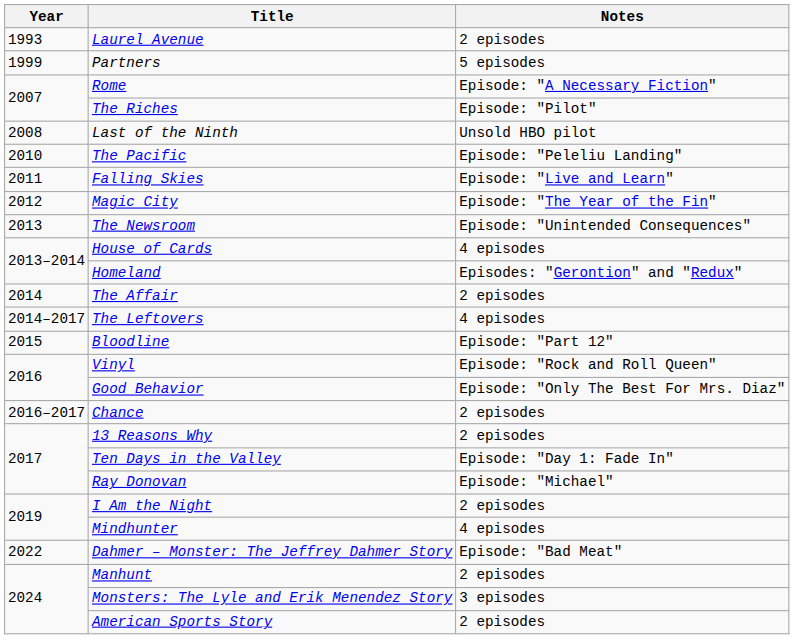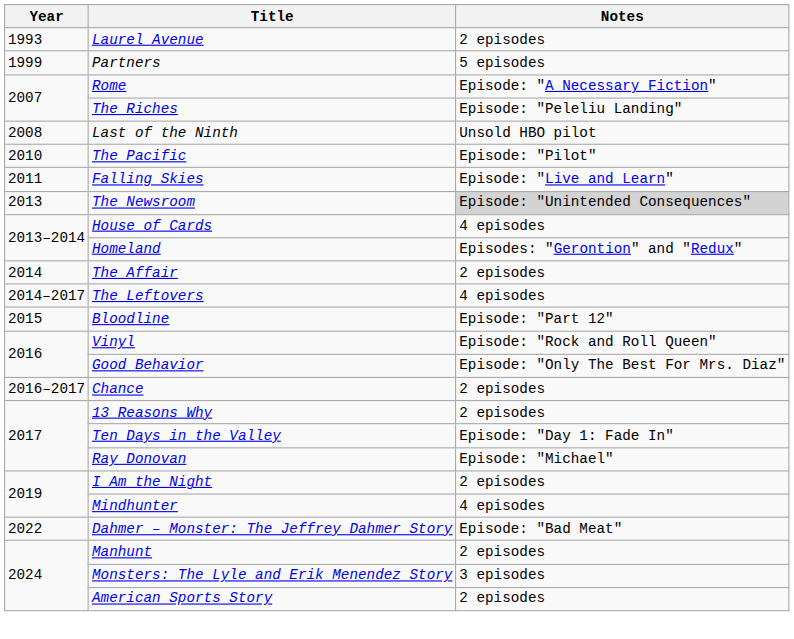(528, 109) Episode: "Pilot" -> (571, 109) Episode: "Peleliu Landing"
(571, 156) Episode: "Peleliu Landing" -> (528, 156) Episode: "Pilot"
- row: (135, 203)
(605, 226) no background -> (605, 203) lightgrey background
